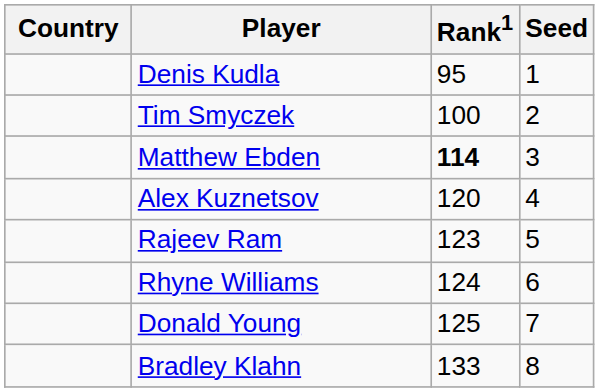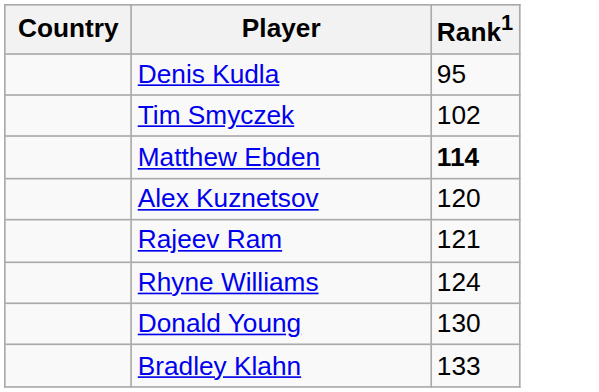- column: (557, 28)
(459, 115) 100 -> (459, 115) 102
(459, 240) 123 -> (459, 240) 121
(459, 323) 125 -> (459, 323) 130
